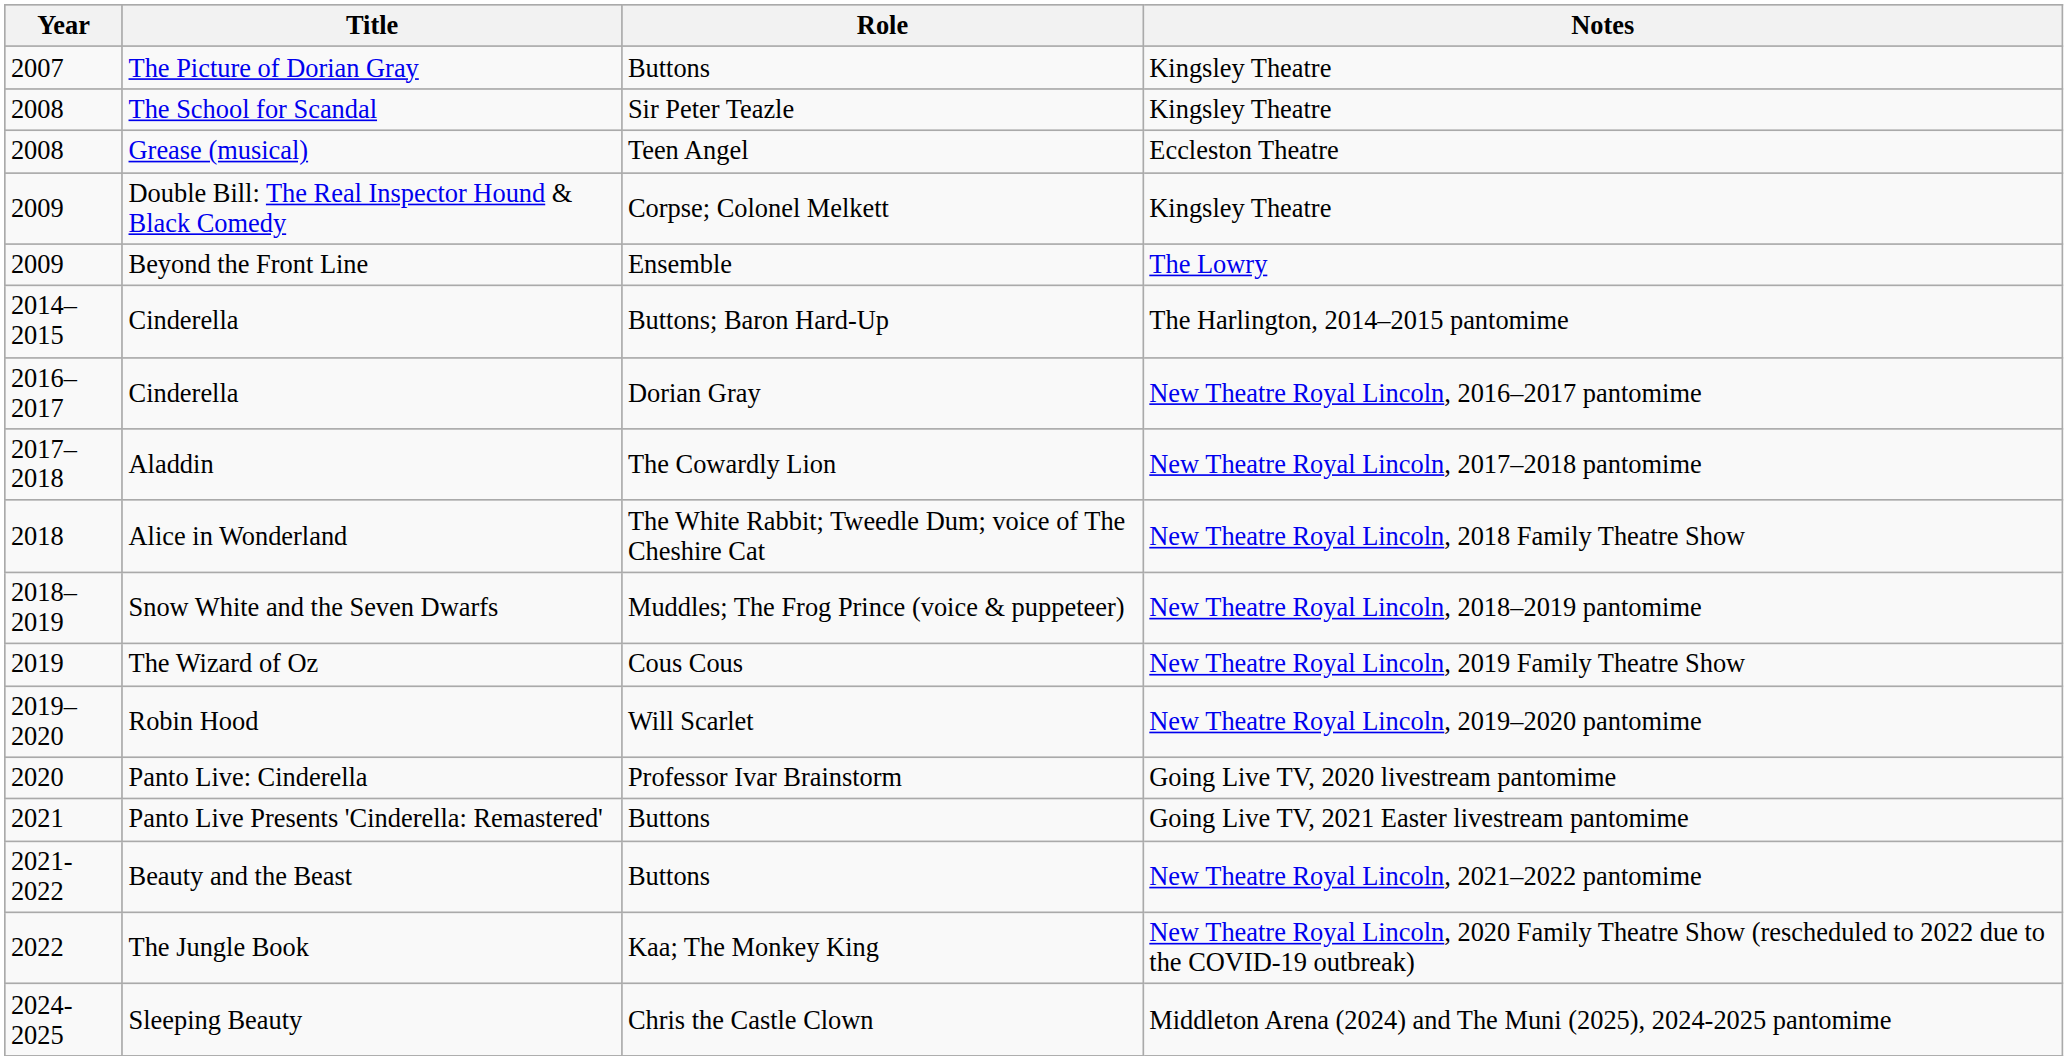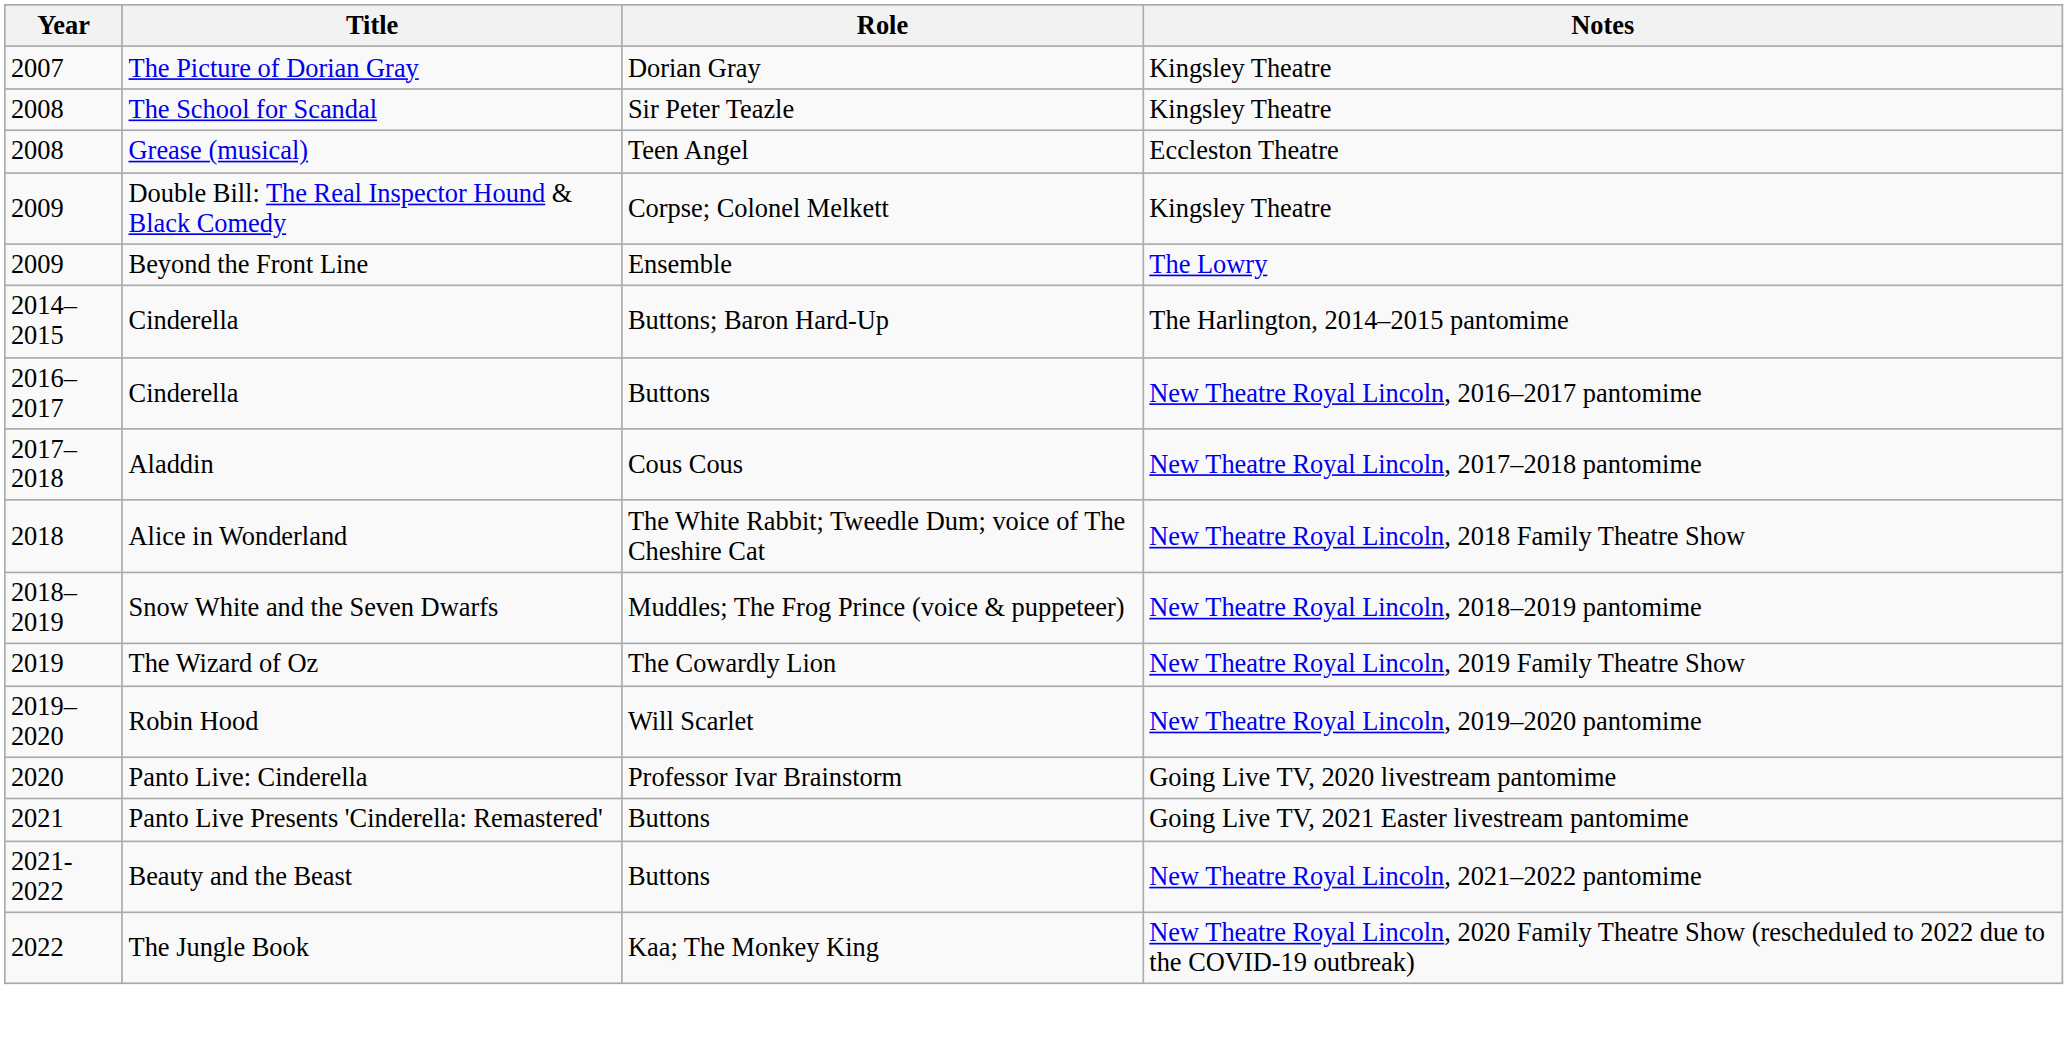(669, 67) Buttons -> (694, 67) Dorian Gray
(694, 392) Dorian Gray -> (669, 392) Buttons
(732, 464) The Cowardly Lion -> (685, 464) Cous Cous
(685, 664) Cous Cous -> (732, 664) The Cowardly Lion
- row: (42, 1019)
